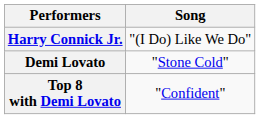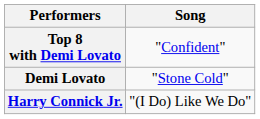rows swapped: (65, 93) <-> (65, 39)
